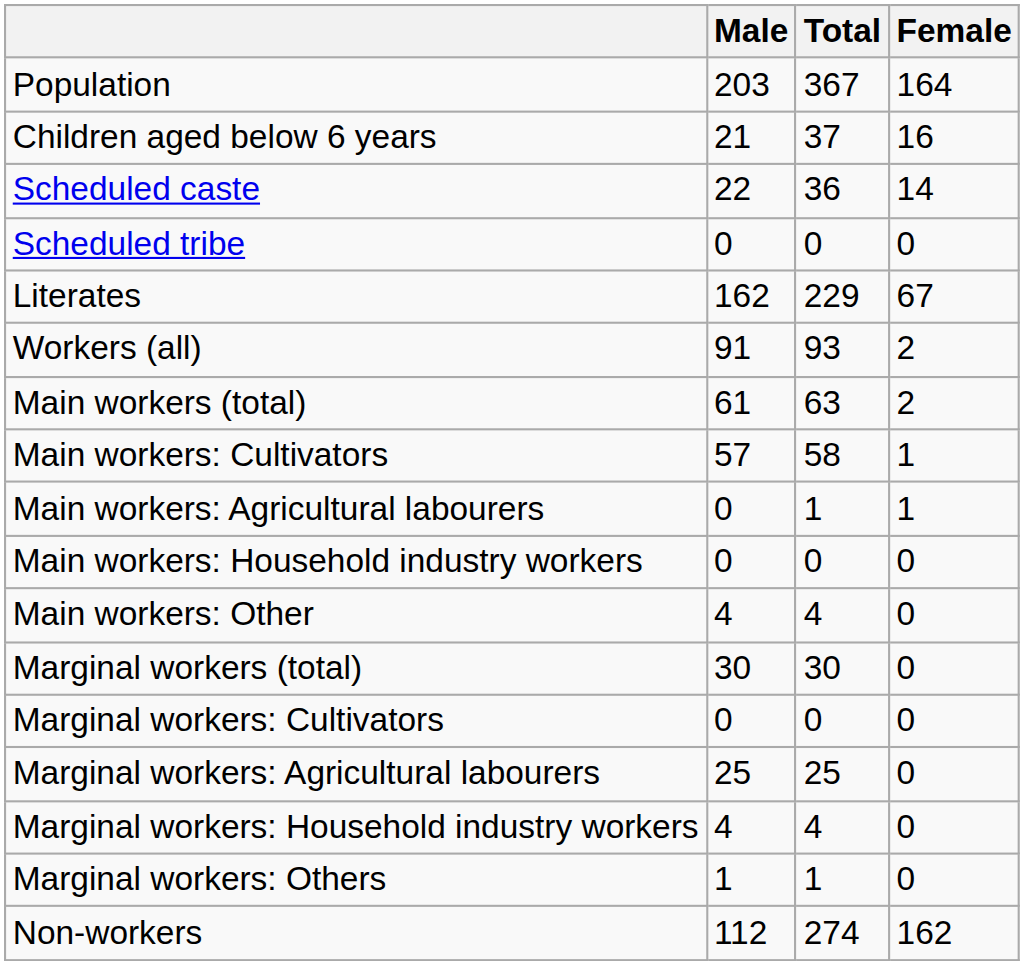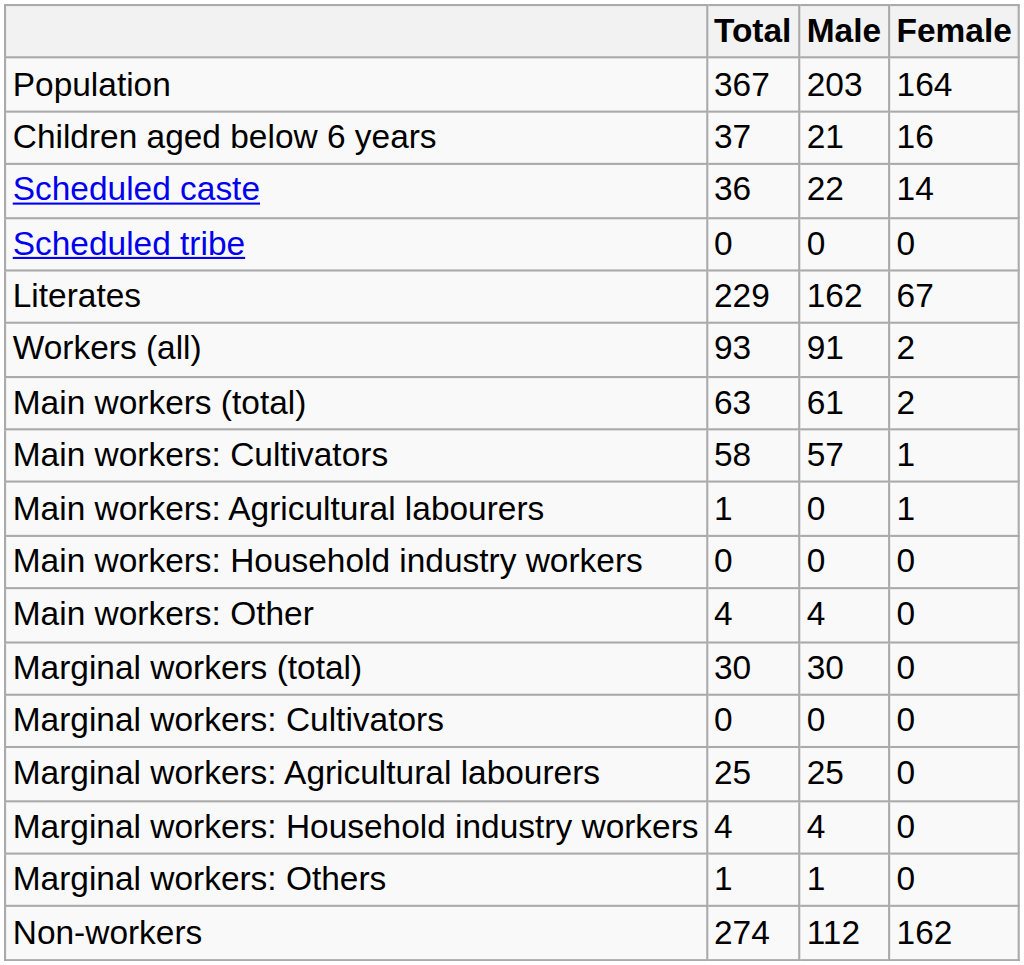columns swapped: (842, 31) <-> (751, 31)
